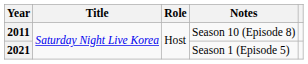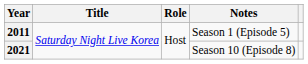(244, 31) Season 10 (Episode 8) -> (241, 31) Season 1 (Episode 5)
(241, 50) Season 1 (Episode 5) -> (244, 50) Season 10 (Episode 8)
